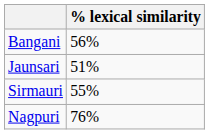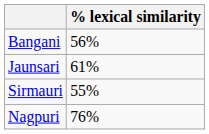(85, 66) 51% -> (85, 66) 61%
